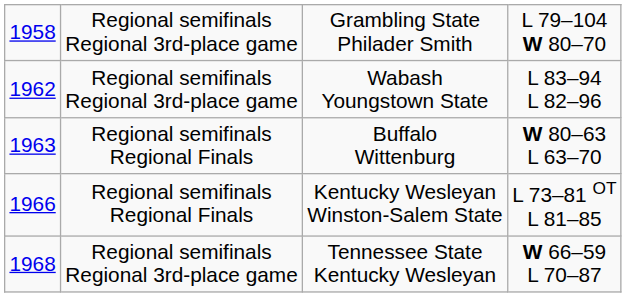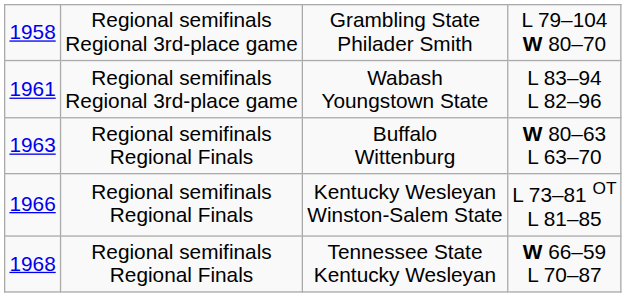(33, 89) 1962 -> (33, 89) 1961
(182, 263) Regional semifinals Regional 3rd-place game -> (182, 263) Regional semifinals Regional Finals
